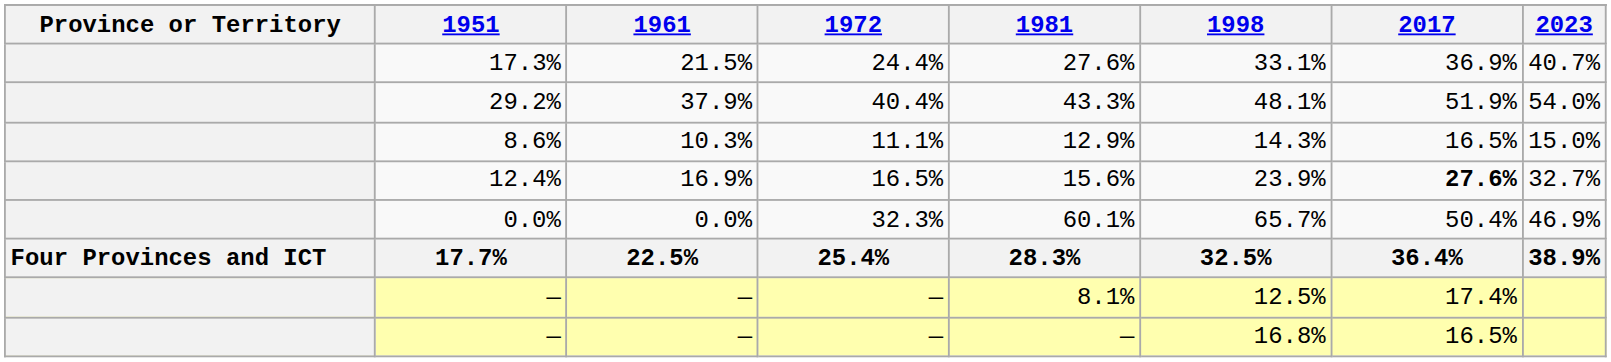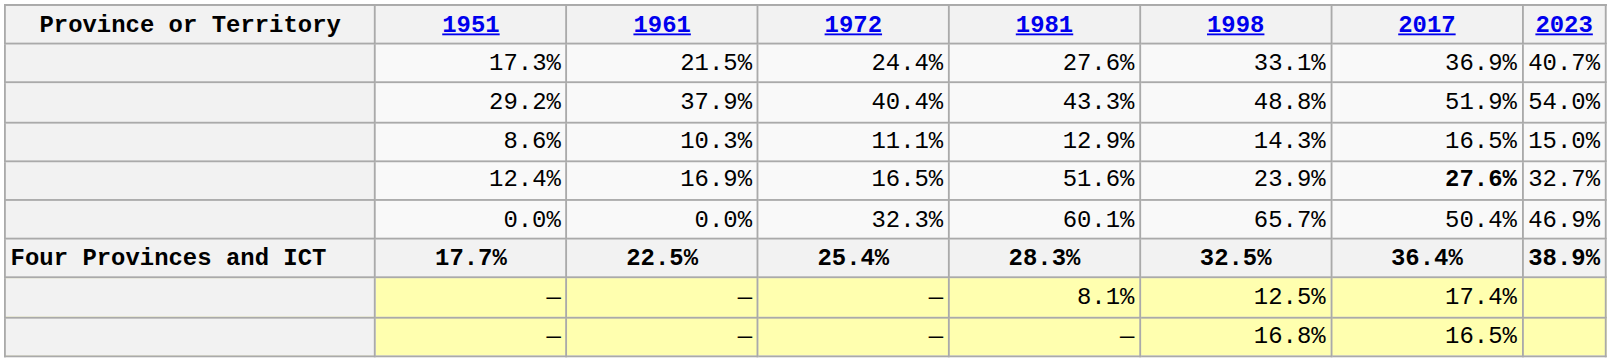(1290, 102) 48.1% -> (1290, 102) 48.8%
(1099, 180) 15.6% -> (1099, 180) 51.6%
